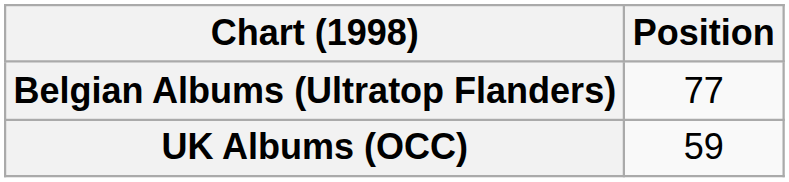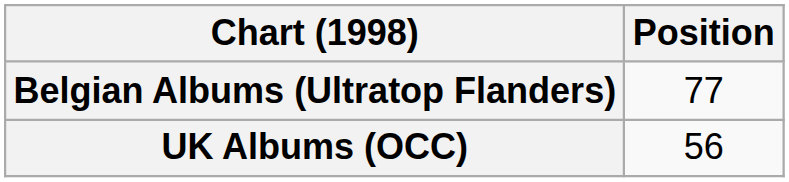(704, 147) 59 -> (704, 147) 56
